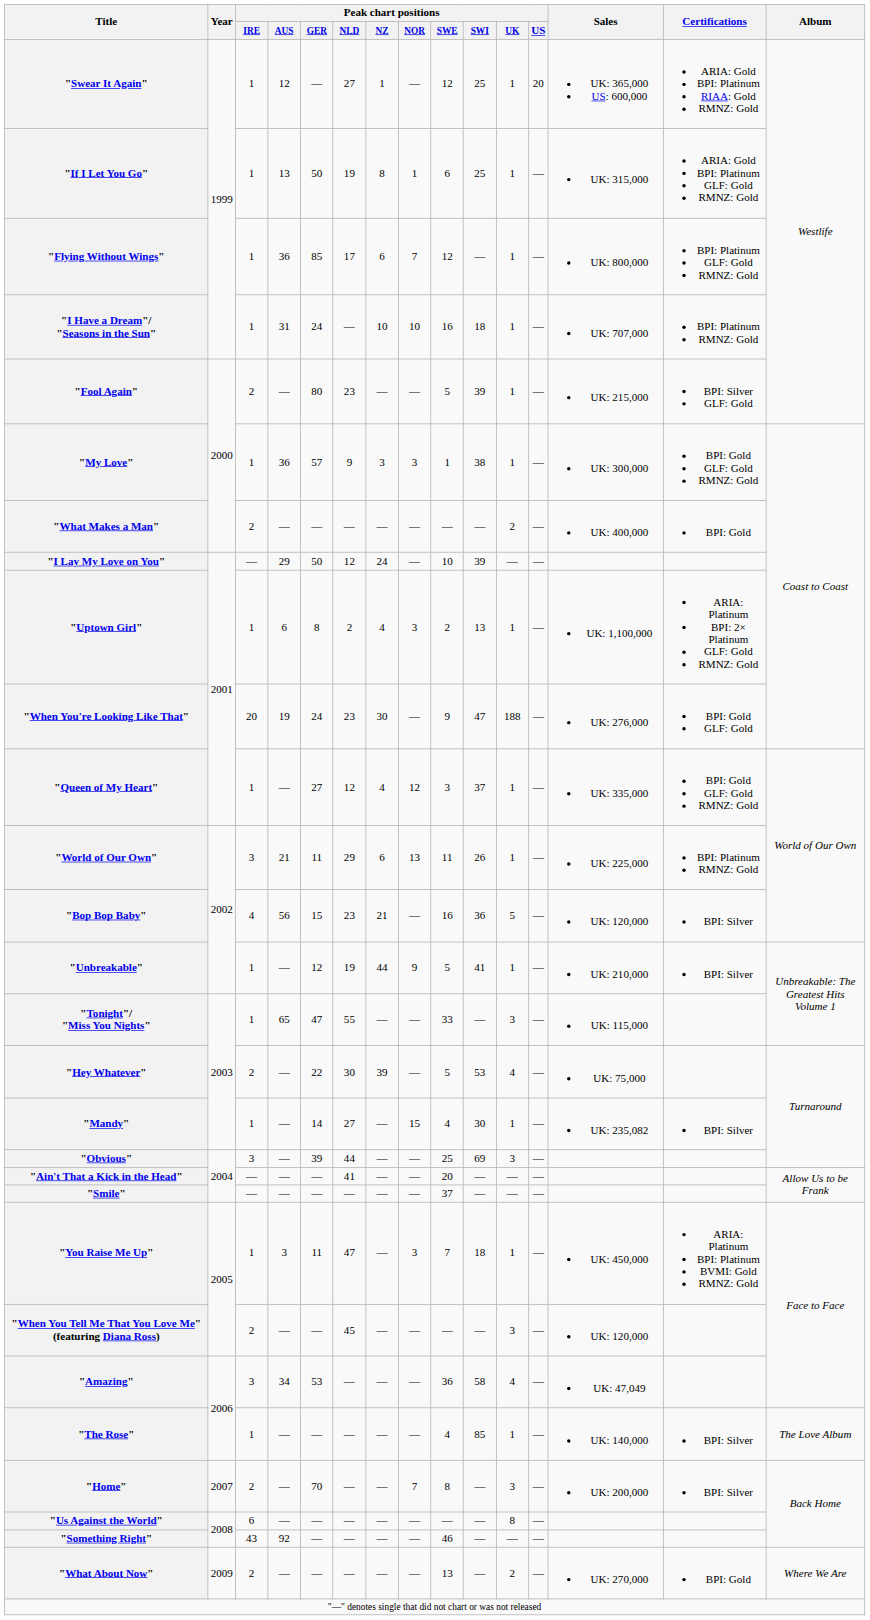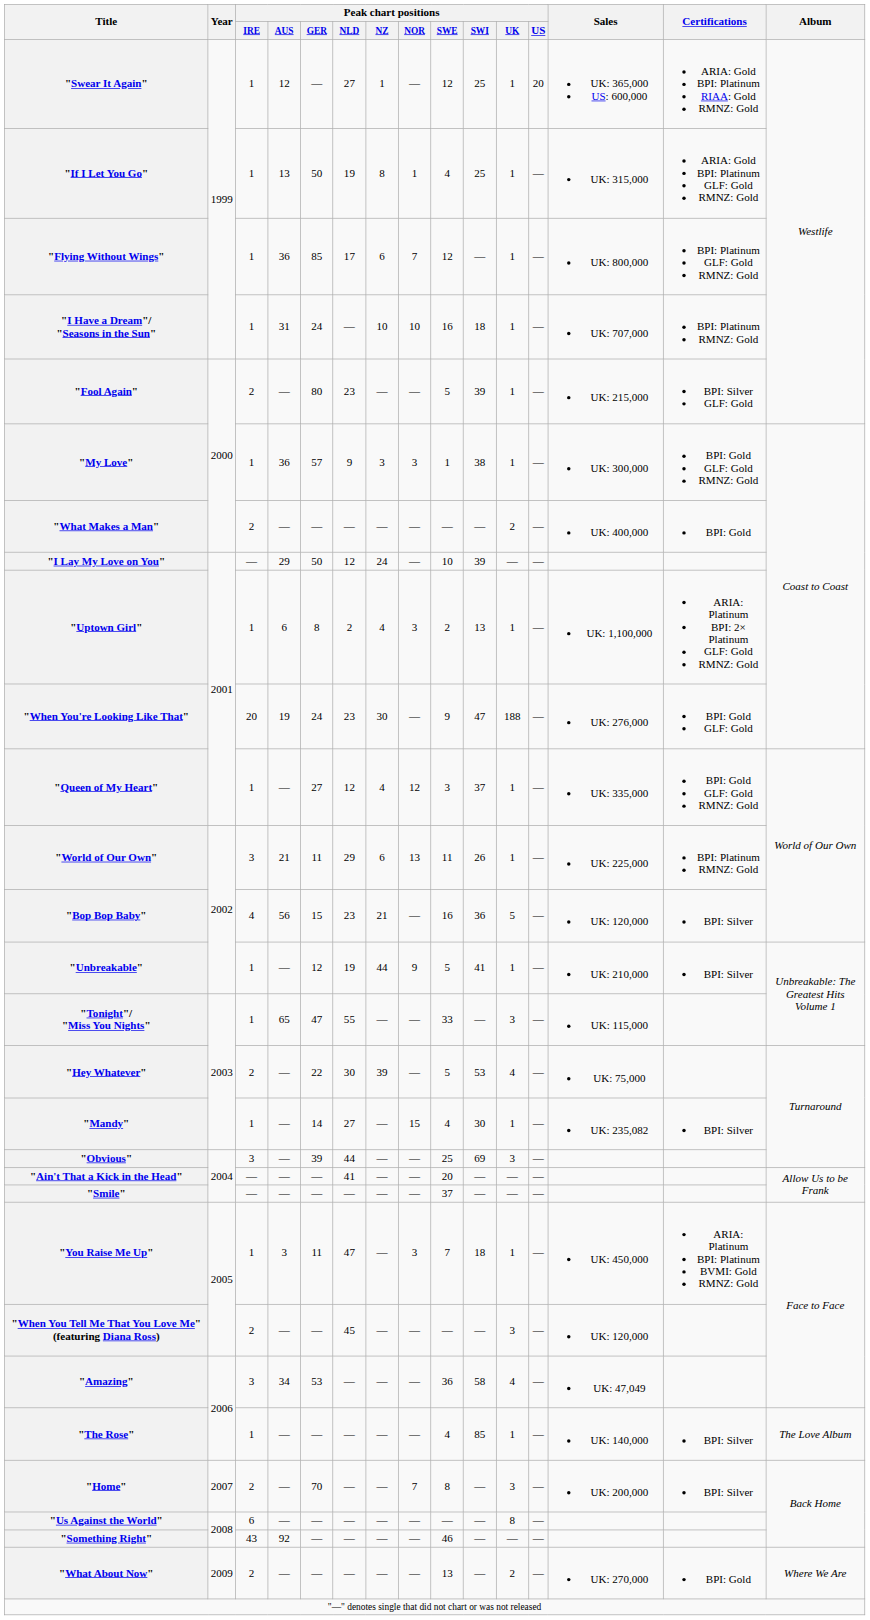(447, 173) 6 -> (447, 173) 4
